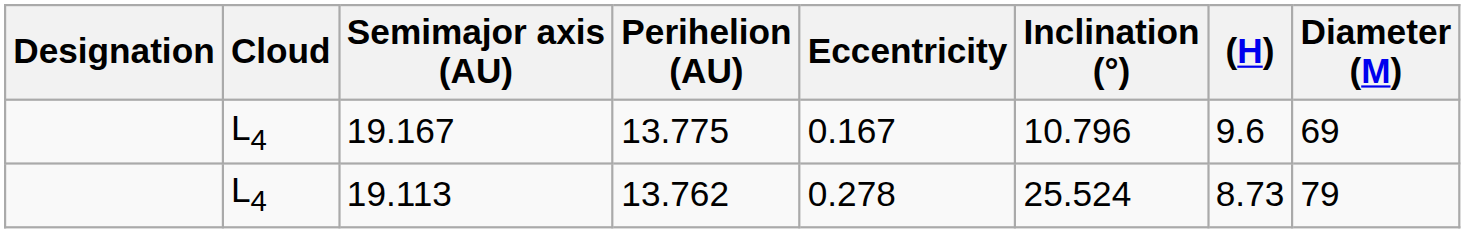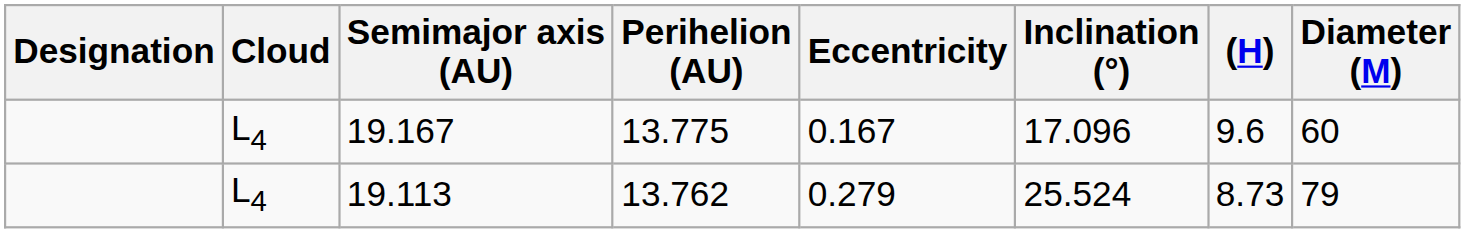(1077, 131) 10.796 -> (1077, 131) 17.096
(1320, 131) 69 -> (1320, 131) 60
(852, 194) 0.278 -> (852, 194) 0.279
